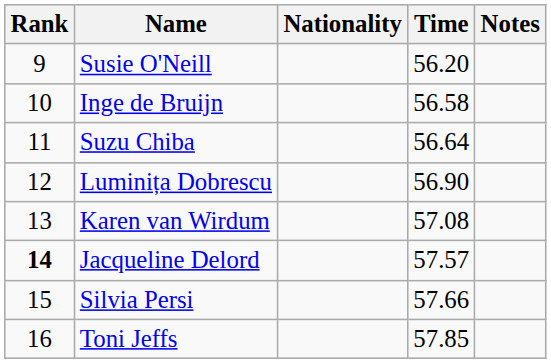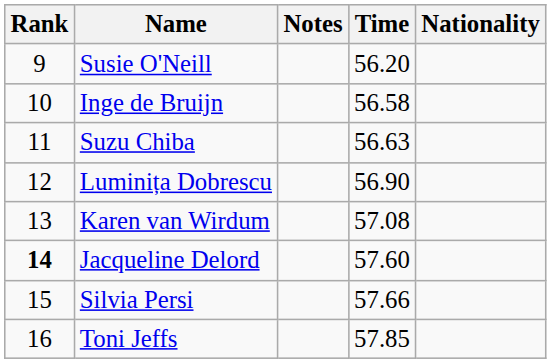columns swapped: (343, 24) <-> (510, 24)
(441, 142) 56.64 -> (382, 142) 56.63
(441, 260) 57.57 -> (382, 260) 57.60
